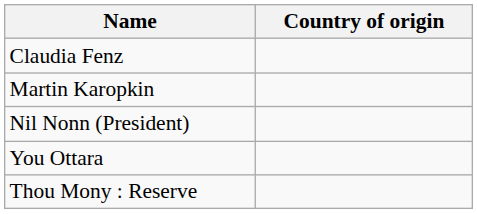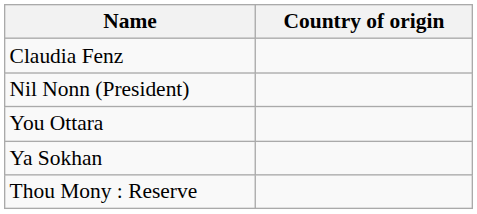- row: (82, 89)
+ row: (56, 157)
